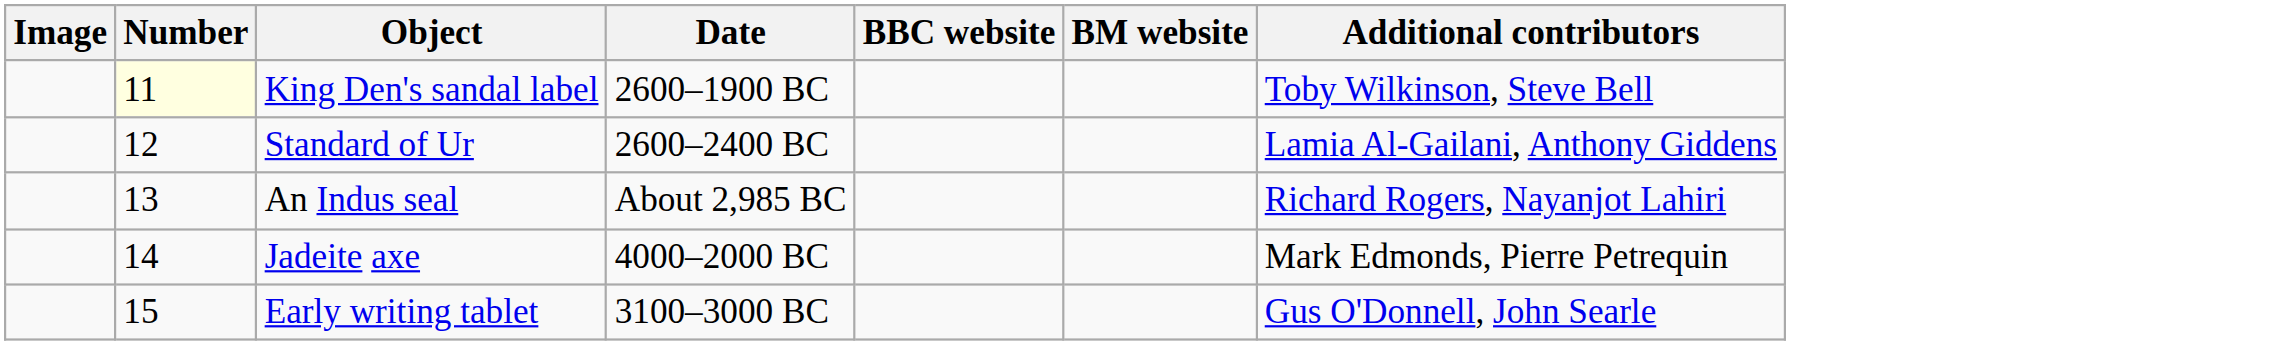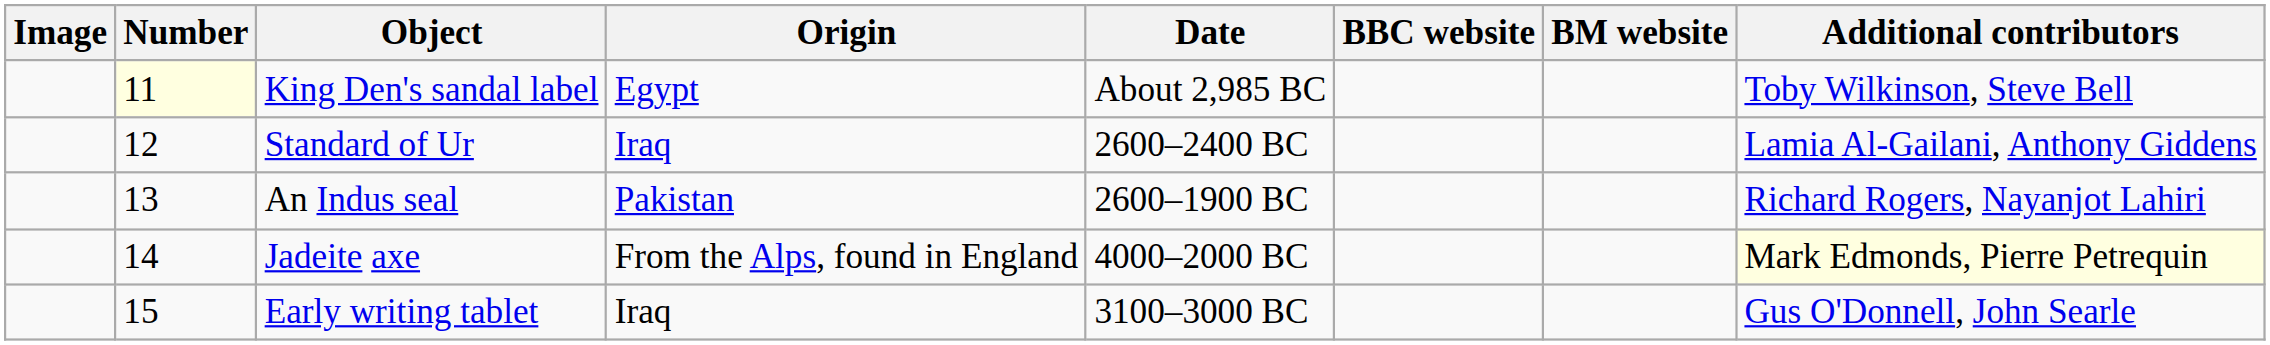+ column: (846, 32)
(722, 88) 2600–1900 BC -> (1210, 88) About 2,985 BC
(731, 199) About 2,985 BC -> (1201, 199) 2600–1900 BC
(1496, 255) no background -> (1976, 255) lightyellow background
